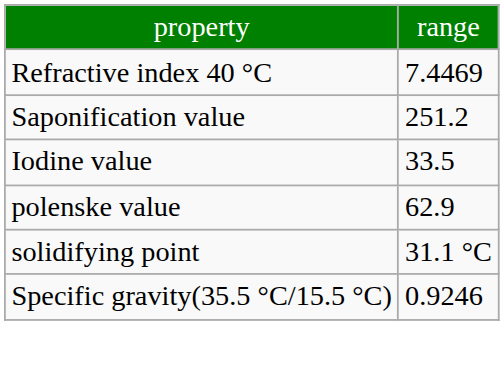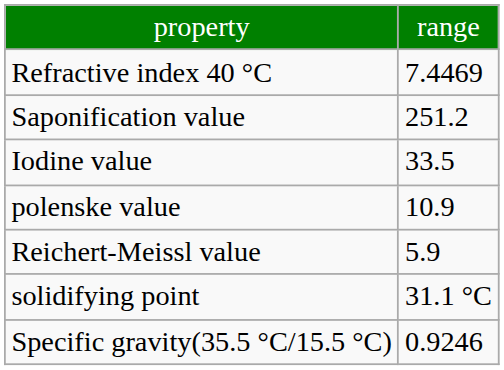(430, 206) 62.9 -> (430, 206) 10.9
+ row: (136, 251)
